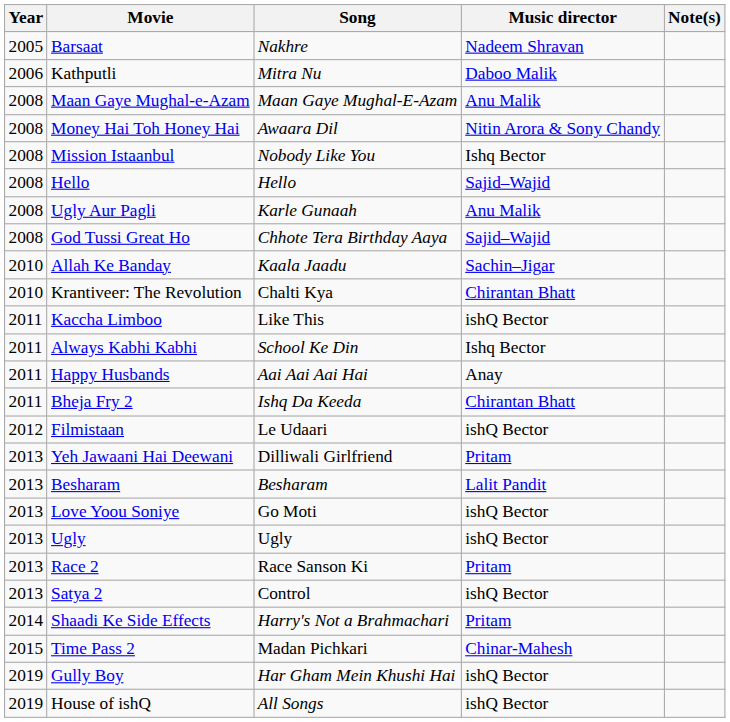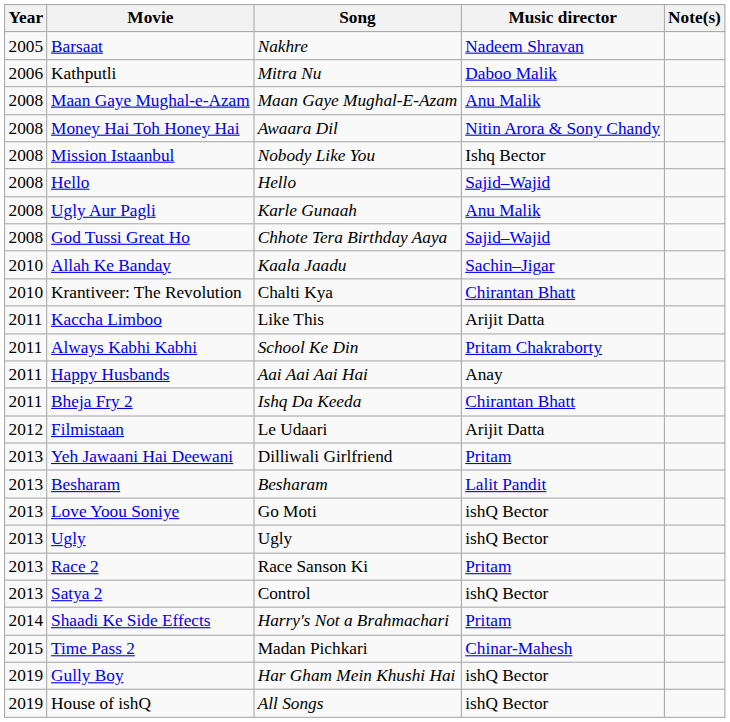(507, 319) ishQ Bector -> (505, 319) Arijit Datta
(505, 347) Ishq Bector -> (534, 347) Pritam Chakraborty
(507, 429) ishQ Bector -> (505, 429) Arijit Datta
